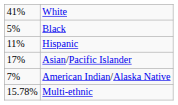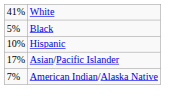(16, 44) 11% -> (16, 44) 10%
- row: (68, 92)
